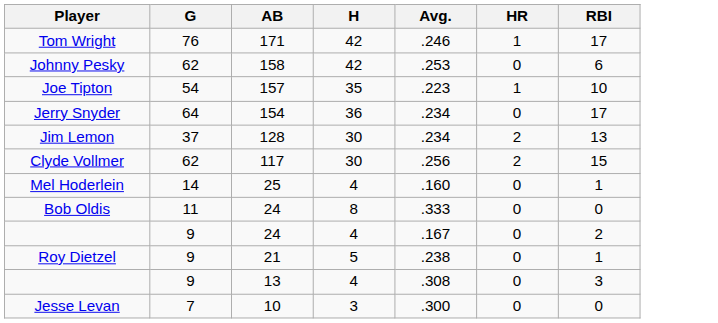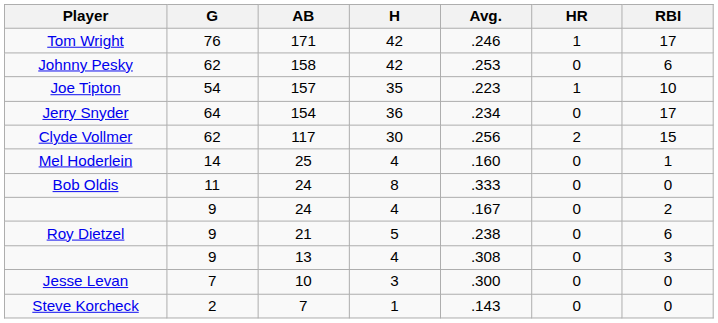- row: (77, 137)
(599, 257) 1 -> (668, 233) 6
+ row: (86, 305)
